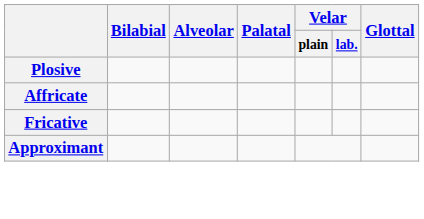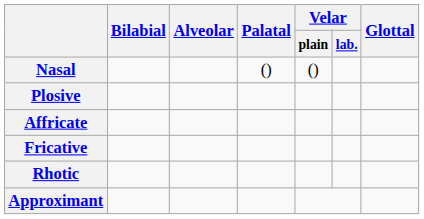+ row: (56, 69)
+ row: (56, 174)
